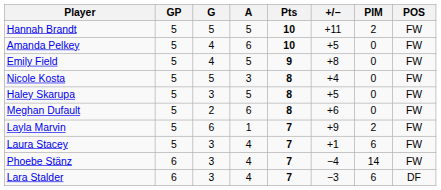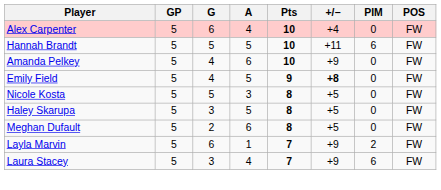+ row: (41, 29)
(373, 29) 2 -> (373, 45) 6
(333, 45) +5 -> (333, 62) +9
(333, 62) normal -> (333, 78) bold
(333, 78) +4 -> (333, 95) +5
(333, 111) +6 -> (333, 128) +5
(333, 144) +1 -> (333, 161) +9
- row: (39, 161)
- row: (35, 177)
